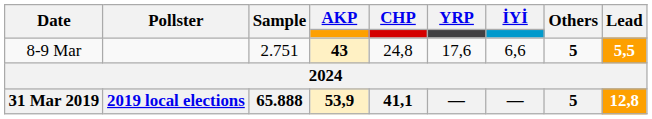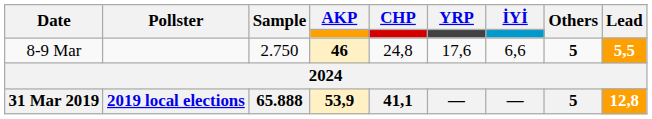(279, 50) 2.751 -> (279, 50) 2.750
(339, 50) 43 -> (339, 50) 46
